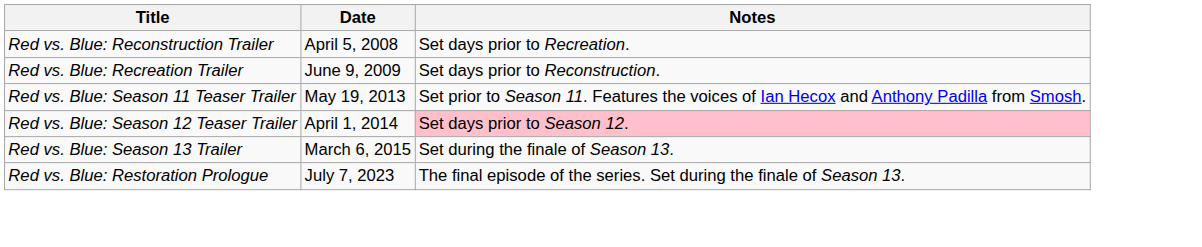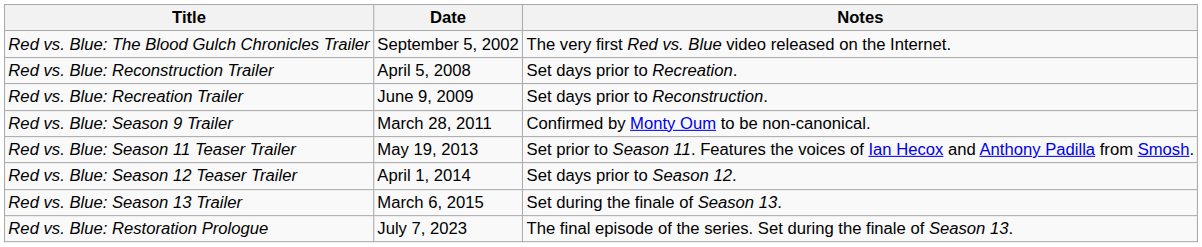+ row: (189, 44)
+ row: (121, 123)
(524, 123) pink background -> (632, 176) no background
